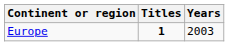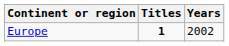(201, 32) 2003 -> (201, 32) 2002
